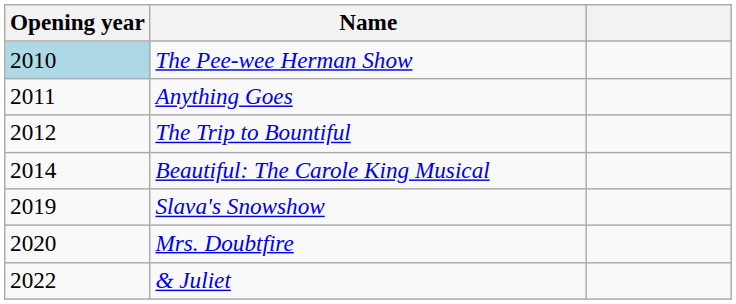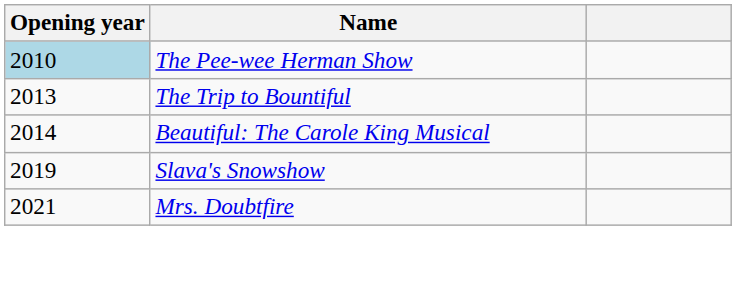- row: (224, 96)
(33, 133) 2012 -> (33, 96) 2013
(33, 243) 2020 -> (33, 206) 2021
- row: (193, 280)
